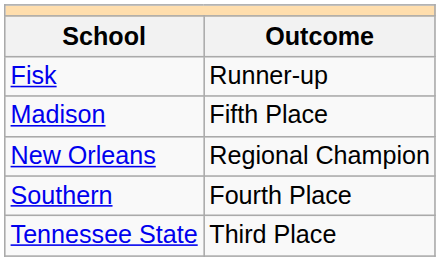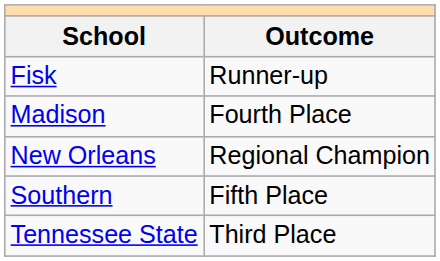(269, 115) Fifth Place -> (281, 115) Fourth Place
(281, 195) Fourth Place -> (269, 195) Fifth Place
